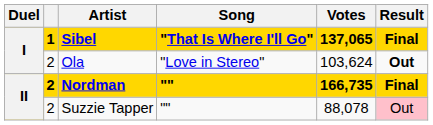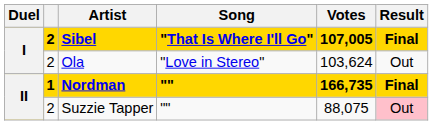(51, 39) 1 -> (51, 39) 2
(346, 39) 137,065 -> (346, 39) 107,005
(402, 62) bold -> (402, 62) normal
(51, 85) 2 -> (51, 85) 1
(346, 108) 88,078 -> (346, 108) 88,075
